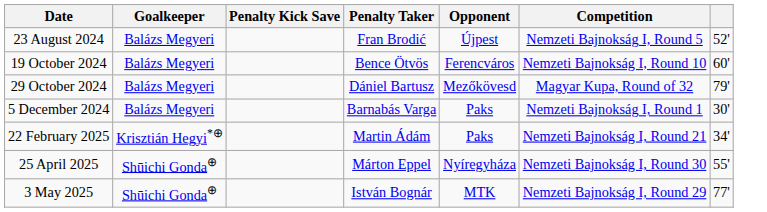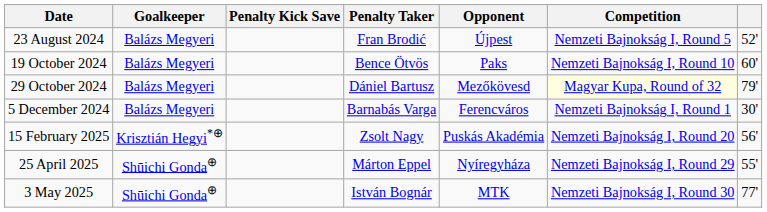(480, 62) Ferencváros -> (494, 62) Paks
(615, 86) no background -> (643, 86) lightyellow background
(480, 110) Paks -> (494, 110) Ferencváros
+ row: (59, 136)
- row: (59, 136)
(615, 164) Nemzeti Bajnokság I, Round 30 -> (643, 164) Nemzeti Bajnokság I, Round 29
(615, 192) Nemzeti Bajnokság I, Round 29 -> (643, 192) Nemzeti Bajnokság I, Round 30
